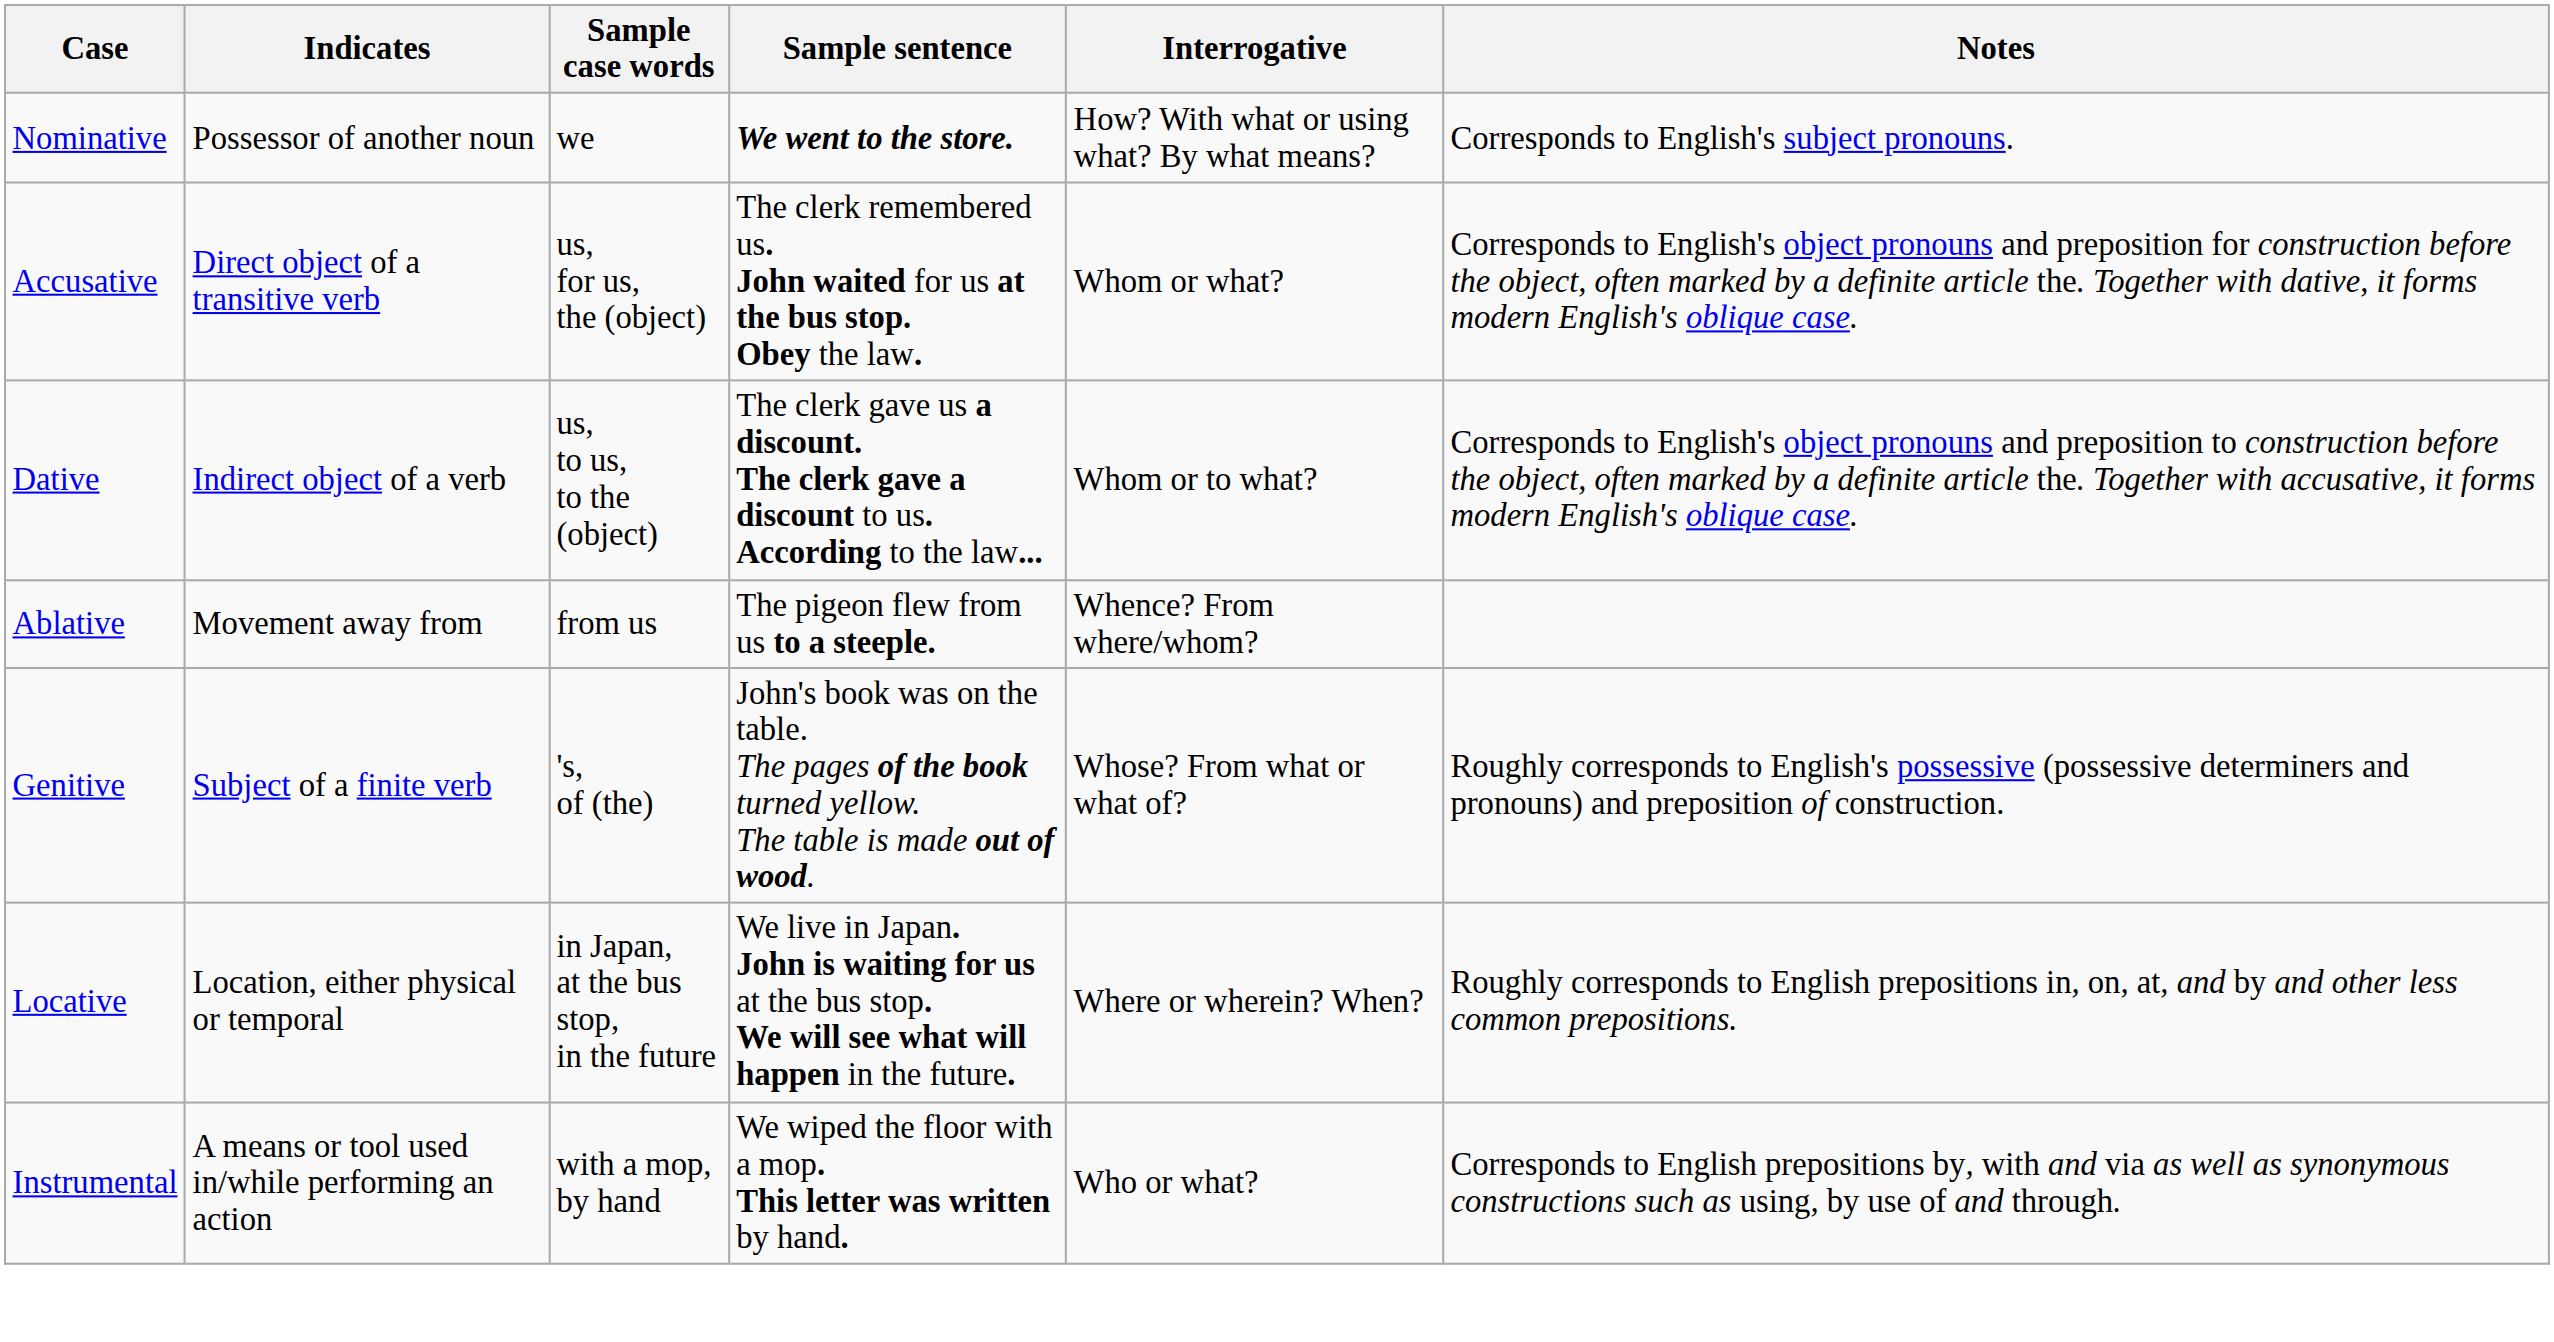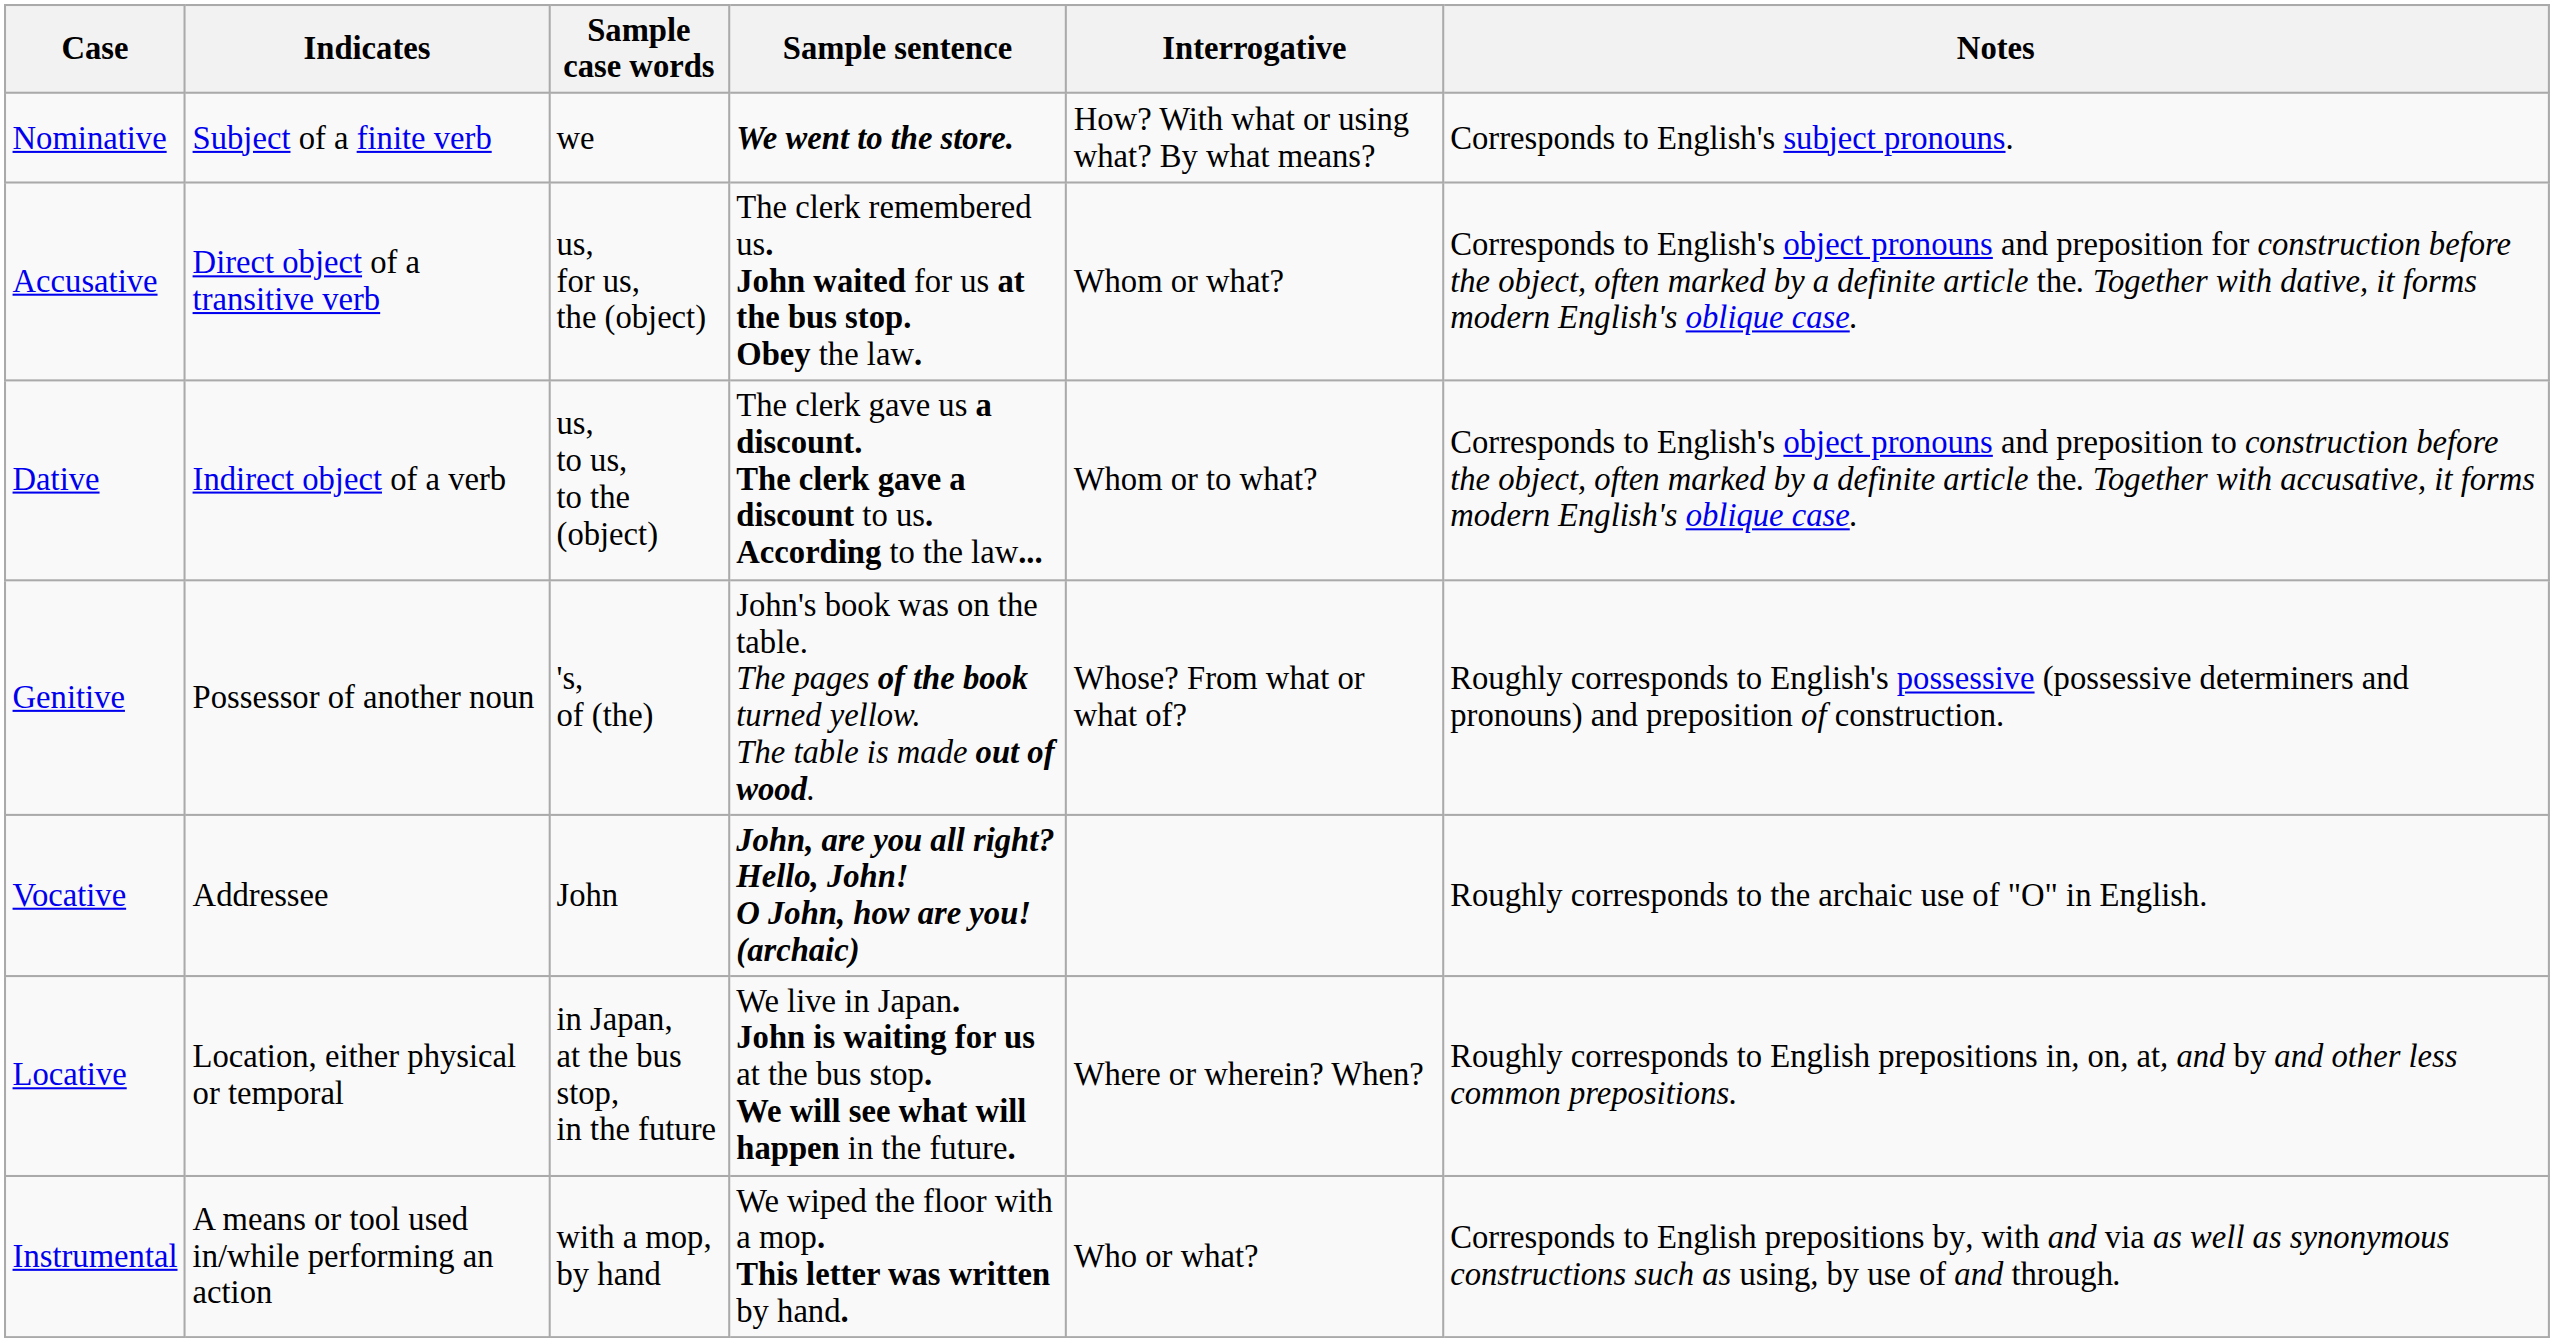(363, 137) Possessor of another noun -> (342, 137) Subject of a finite verb
- row: (69, 623)
(342, 784) Subject of a finite verb -> (363, 696) Possessor of another noun
+ row: (69, 895)
